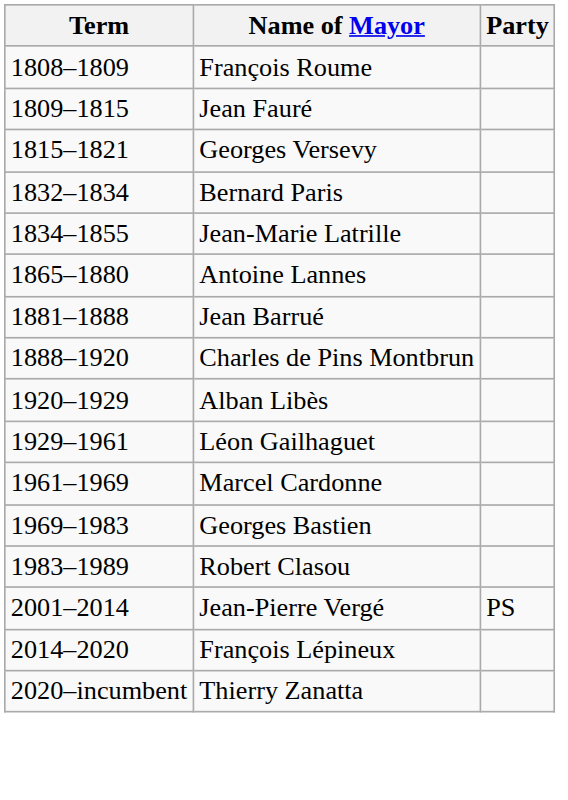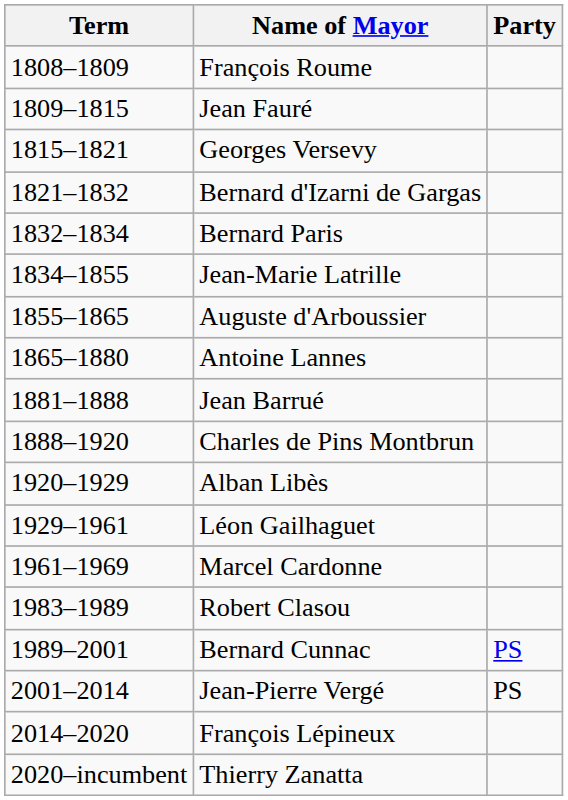+ row: (340, 191)
+ row: (313, 316)
- row: (285, 524)
+ row: (285, 649)
